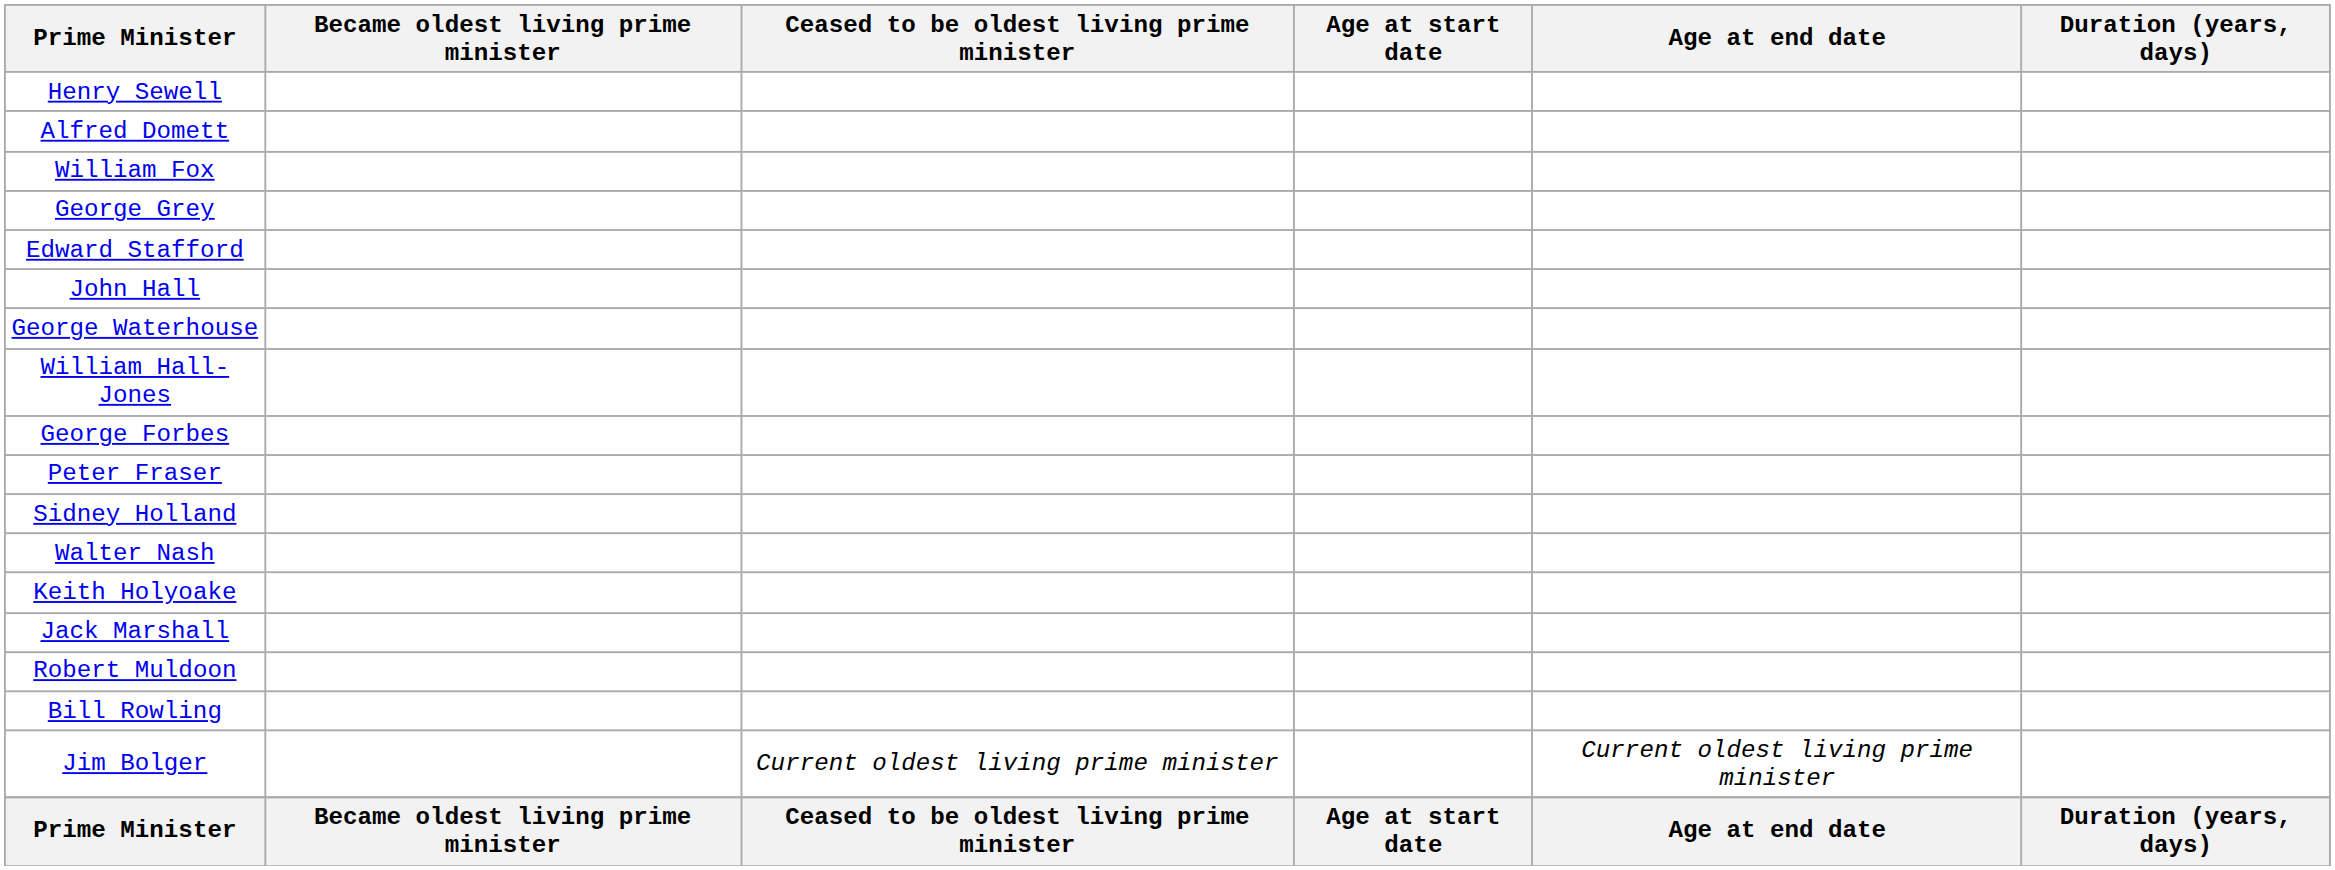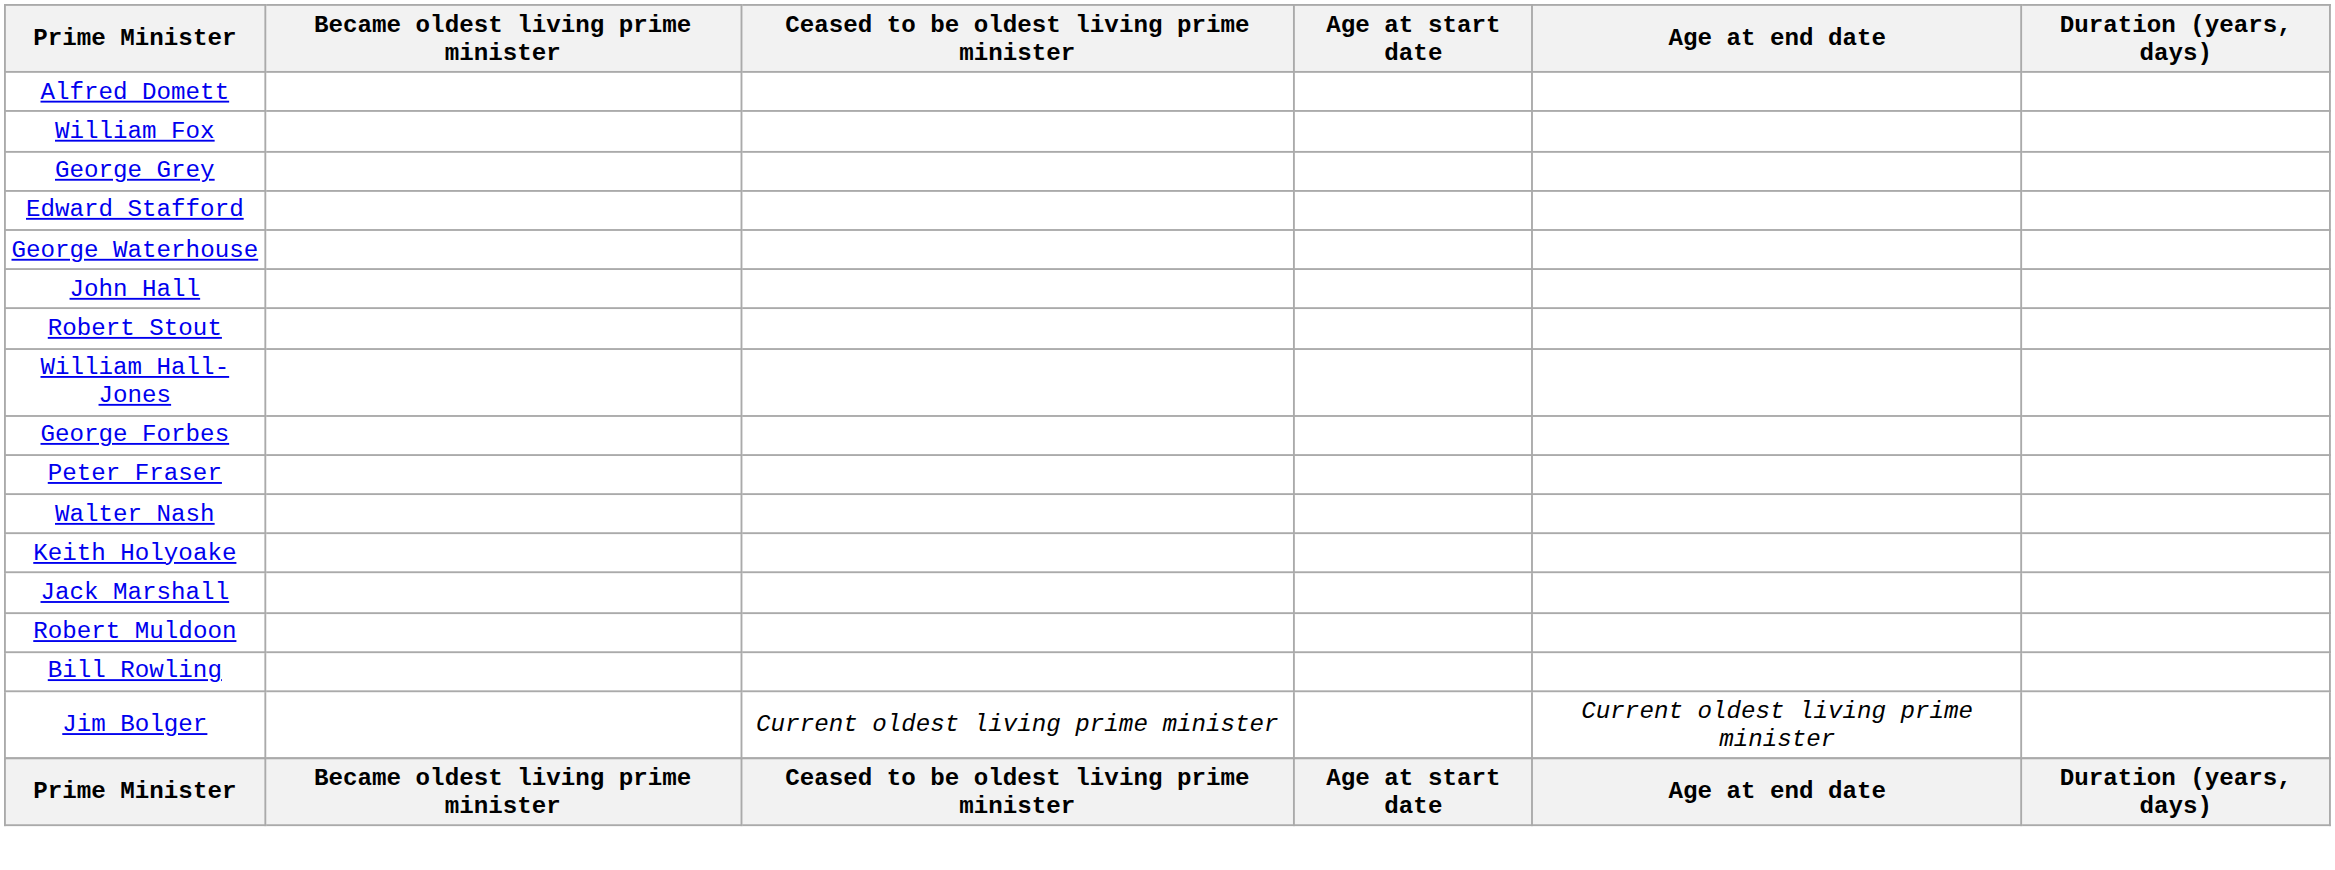- row: (135, 92)
rows swapped: (135, 328) <-> (135, 289)
+ row: (135, 328)
- row: (135, 514)
